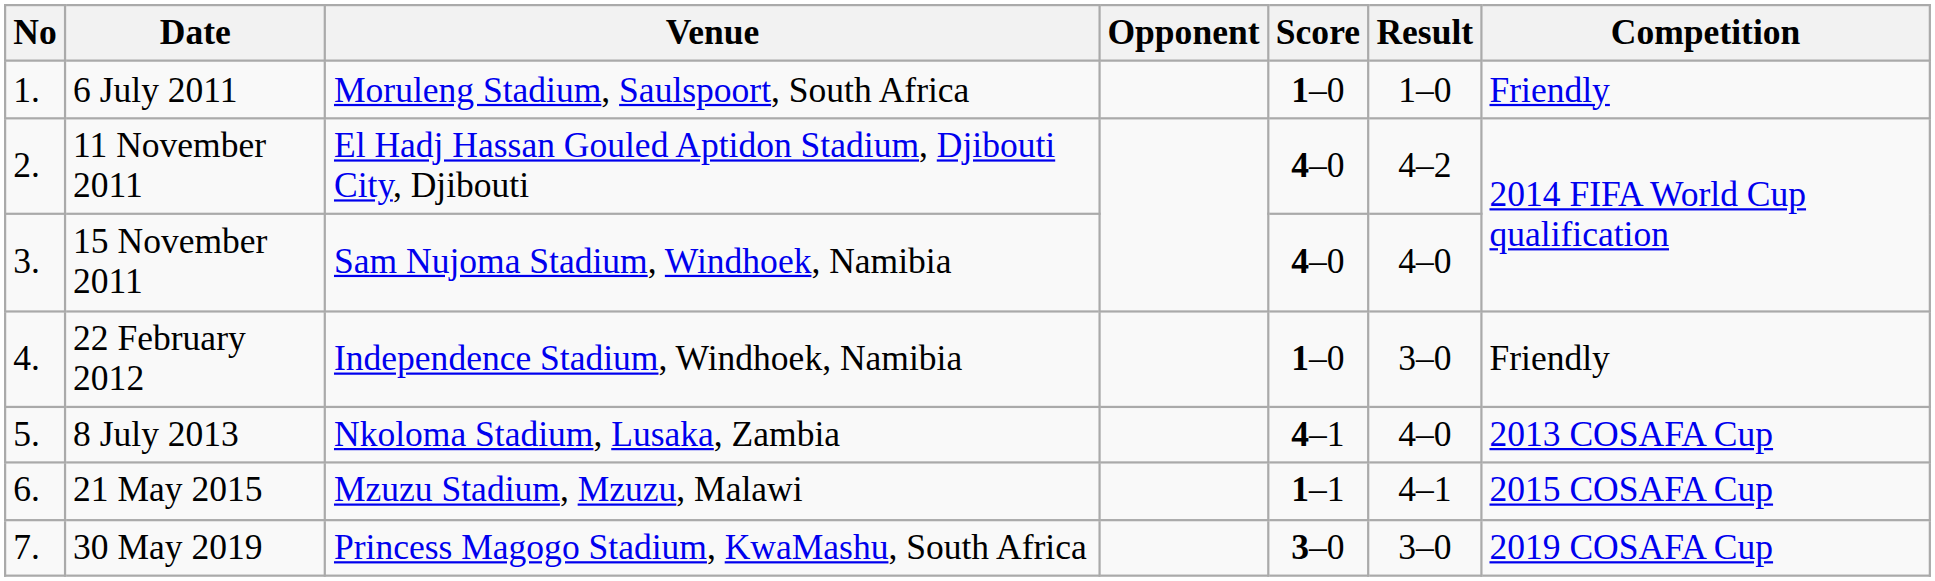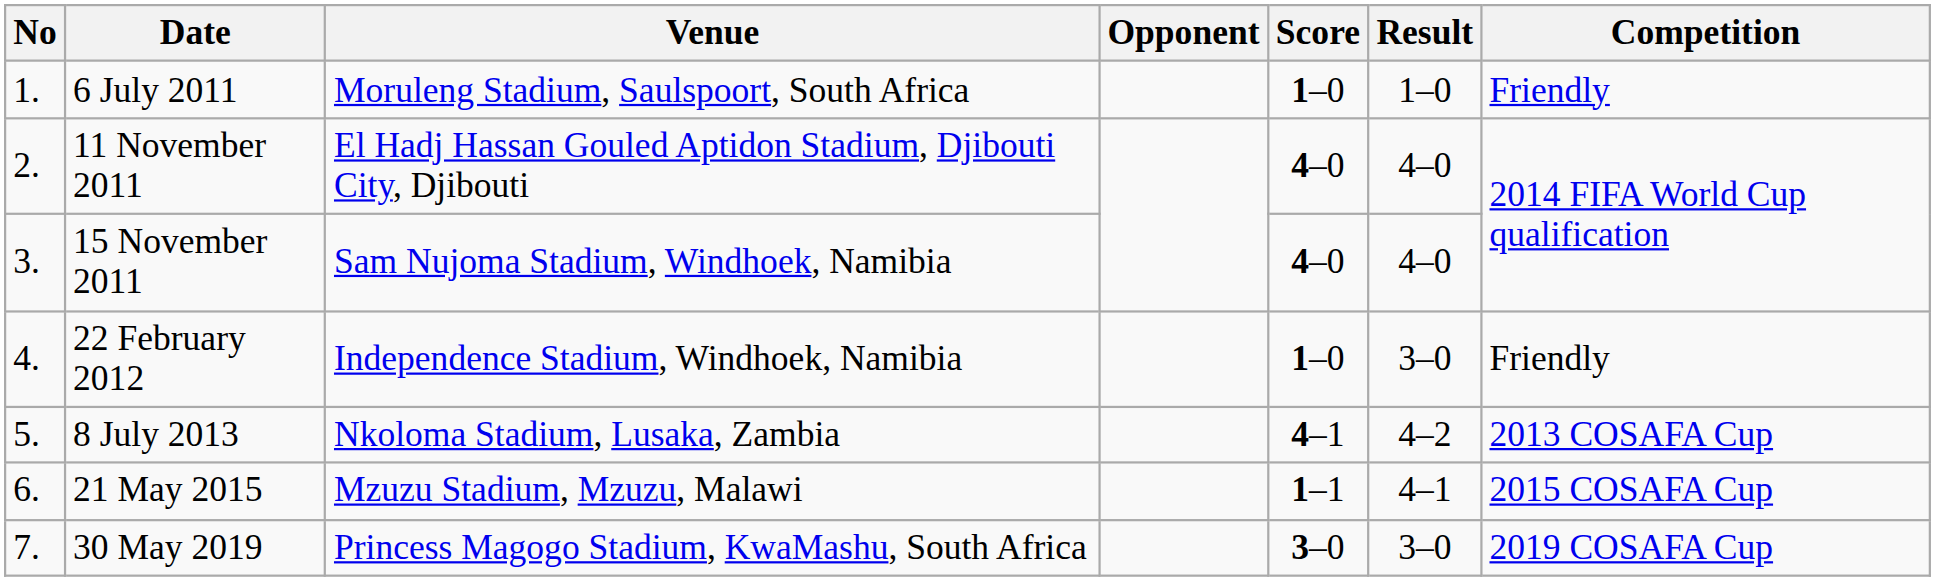(1425, 165) 4–2 -> (1425, 165) 4–0
(1425, 434) 4–0 -> (1425, 434) 4–2
